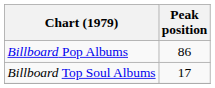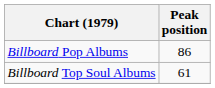(185, 72) 17 -> (185, 72) 61
